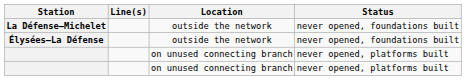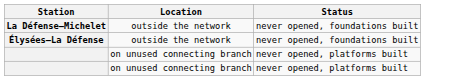- column: (129, 11)
